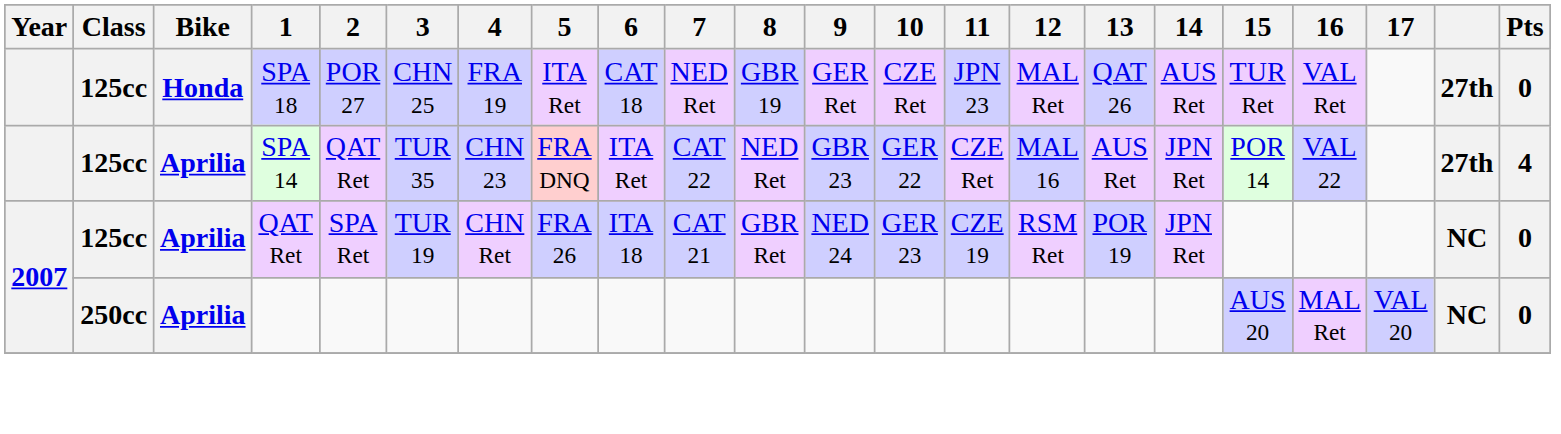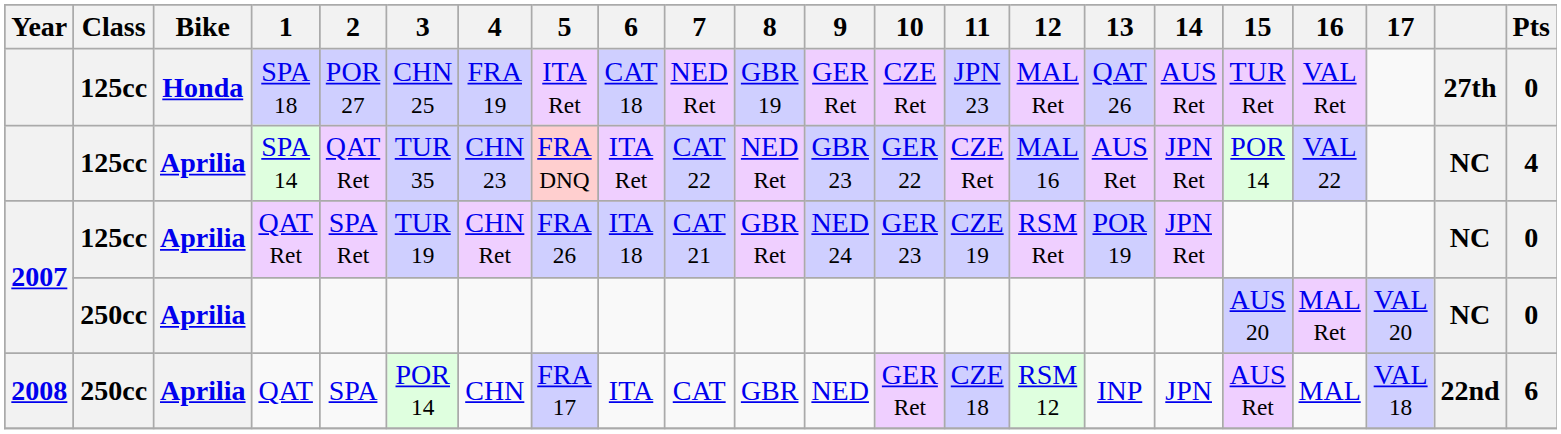(1467, 162) 27th -> (1470, 162) NC
+ row: (39, 390)
